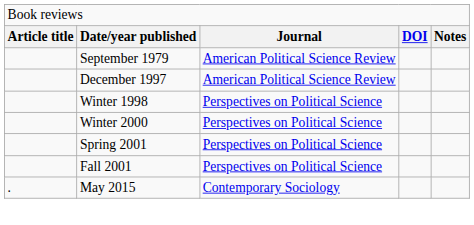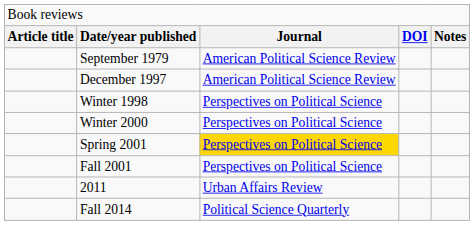(292, 144) no background -> (292, 144) gold background
+ row: (93, 187)
+ row: (106, 209)
- row: (108, 187)
